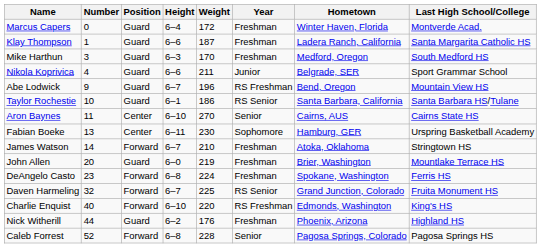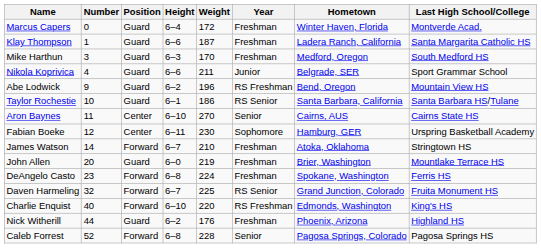(173, 87) 6–7 -> (173, 87) 6–2
(89, 131) 13 -> (89, 131) 12
